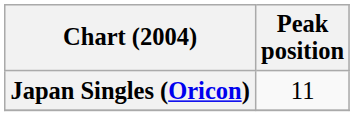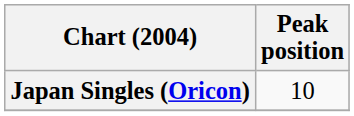(303, 90) 11 -> (303, 90) 10
